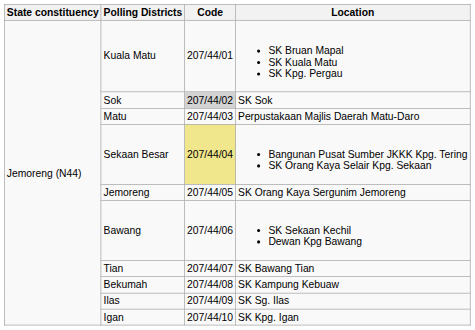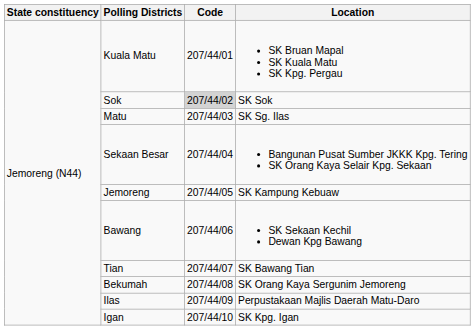(329, 116) Perpustakaan Majlis Daerah Matu-Daro -> (264, 116) SK Sg. Ilas
(210, 154) khaki background -> (210, 154) no background
(322, 192) SK Orang Kaya Sergunim Jemoreng -> (289, 192) SK Kampung Kebuaw
(289, 284) SK Kampung Kebuaw -> (322, 284) SK Orang Kaya Sergunim Jemoreng
(264, 301) SK Sg. Ilas -> (329, 301) Perpustakaan Majlis Daerah Matu-Daro
